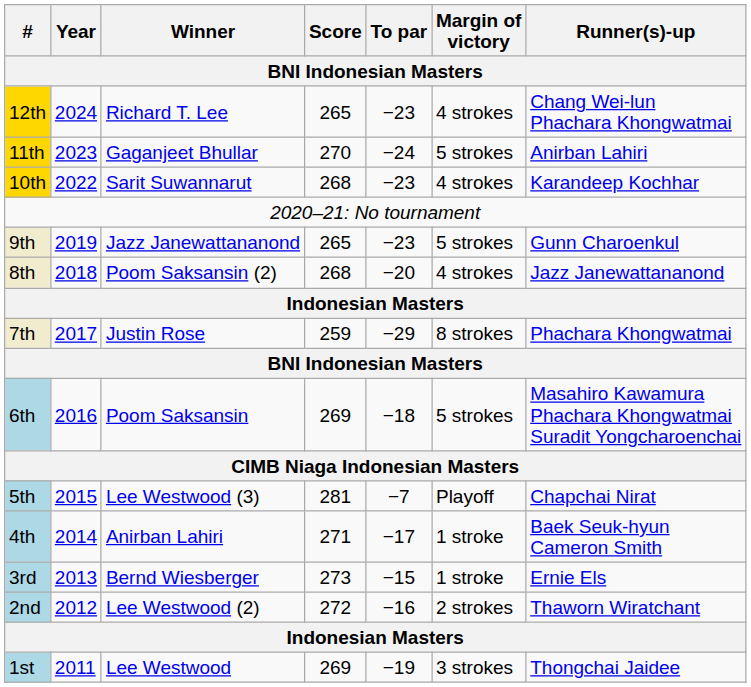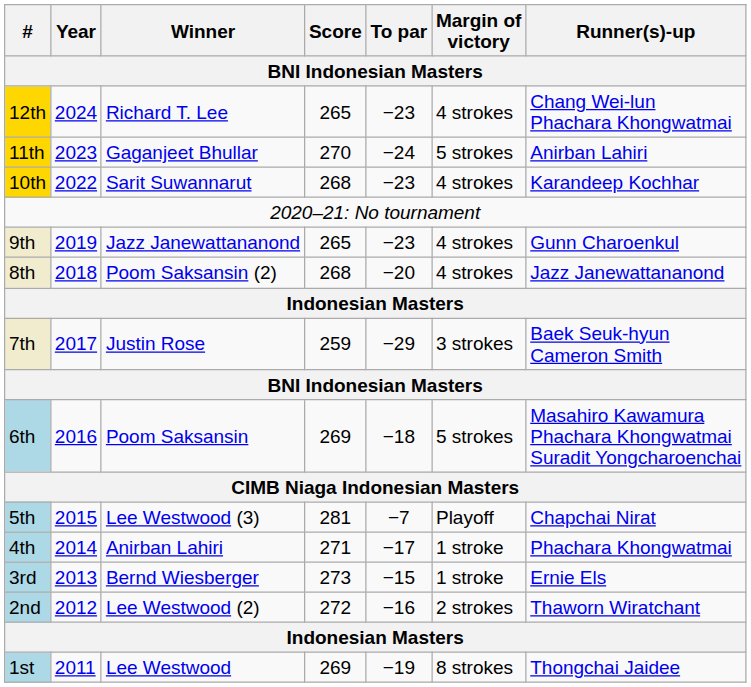(474, 243) 5 strokes -> (474, 243) 4 strokes
(474, 333) 8 strokes -> (474, 344) 3 strokes
(631, 333) Phachara Khongwatmai -> (600, 344) Baek Seuk-hyun Cameron Smith
(600, 537) Baek Seuk-hyun Cameron Smith -> (631, 547) Phachara Khongwatmai
(474, 668) 3 strokes -> (474, 668) 8 strokes
